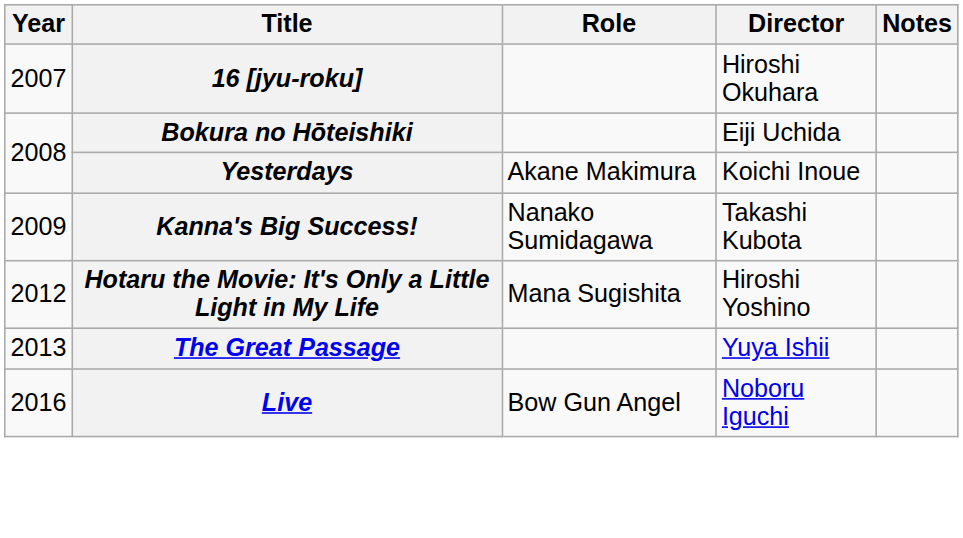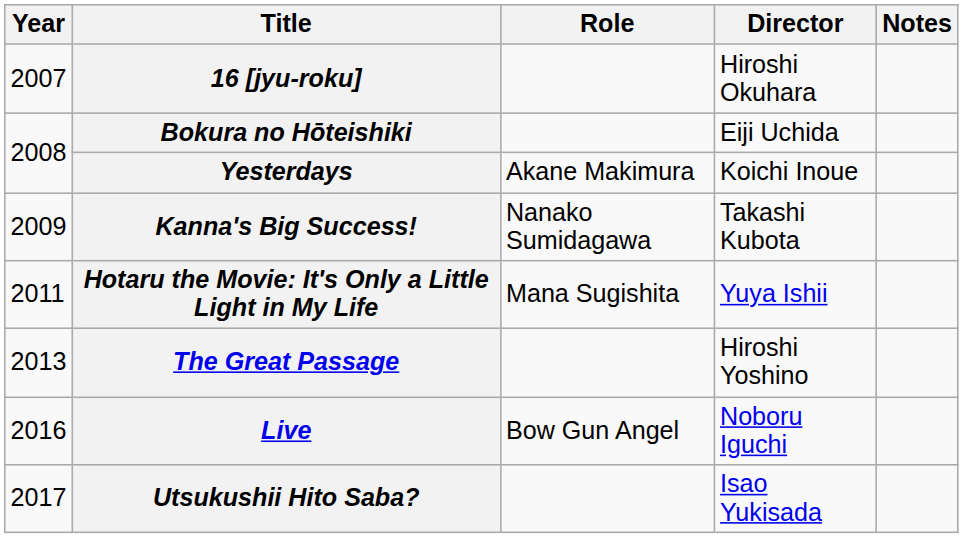(39, 294) 2012 -> (38, 294) 2011
(766, 294) Hiroshi Yoshino -> (774, 294) Yuya Ishii
(776, 348) Yuya Ishii -> (764, 362) Hiroshi Yoshino
+ row: (286, 498)
